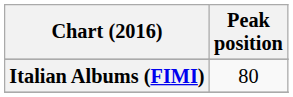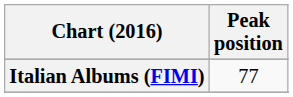(248, 75) 80 -> (248, 75) 77
